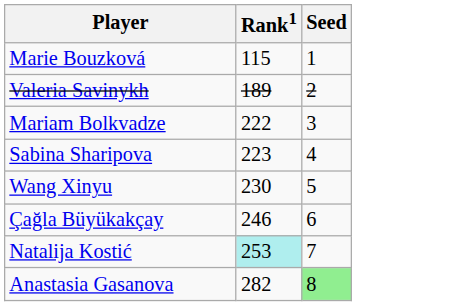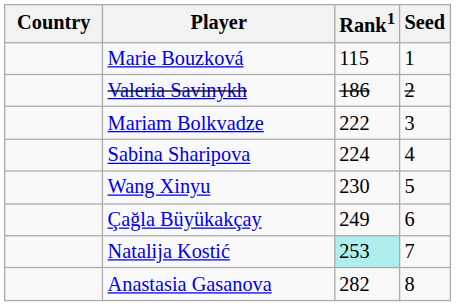+ column: (54, 23)
(256, 90) 189 -> (354, 90) 186
(256, 155) 223 -> (354, 155) 224
(256, 219) 246 -> (354, 219) 249
(311, 283) lightgreen background -> (410, 283) no background
